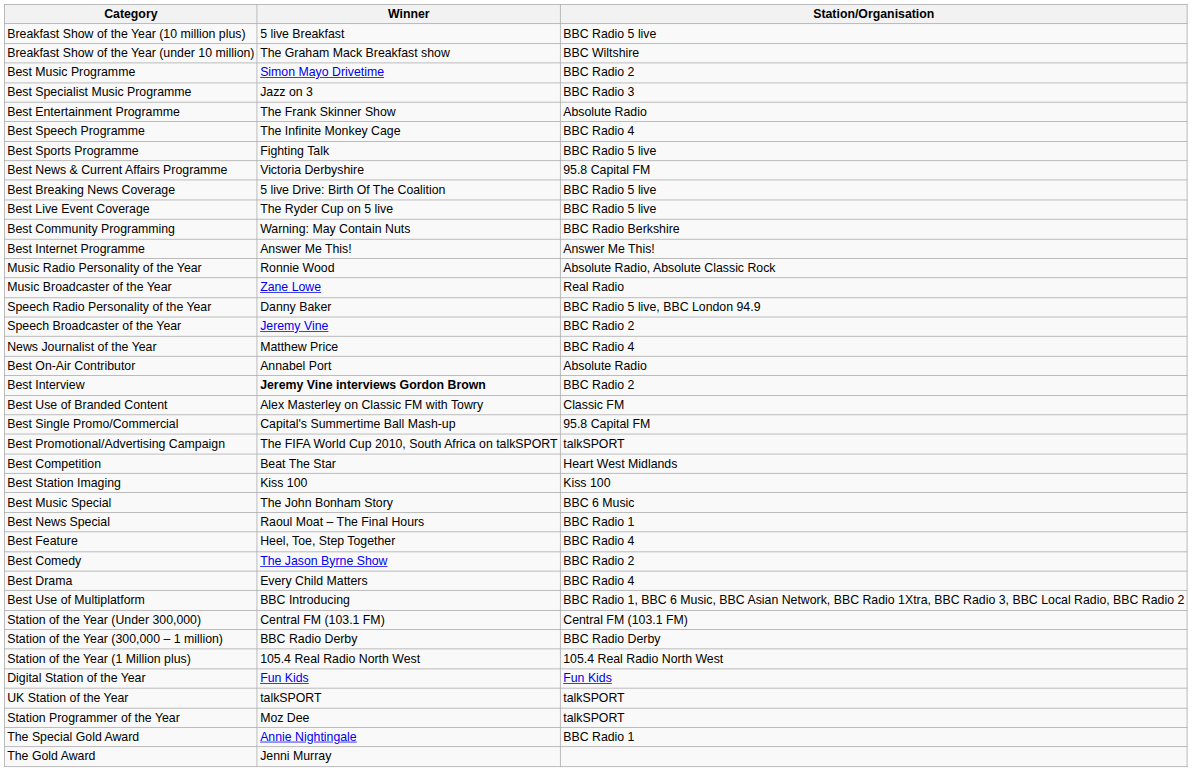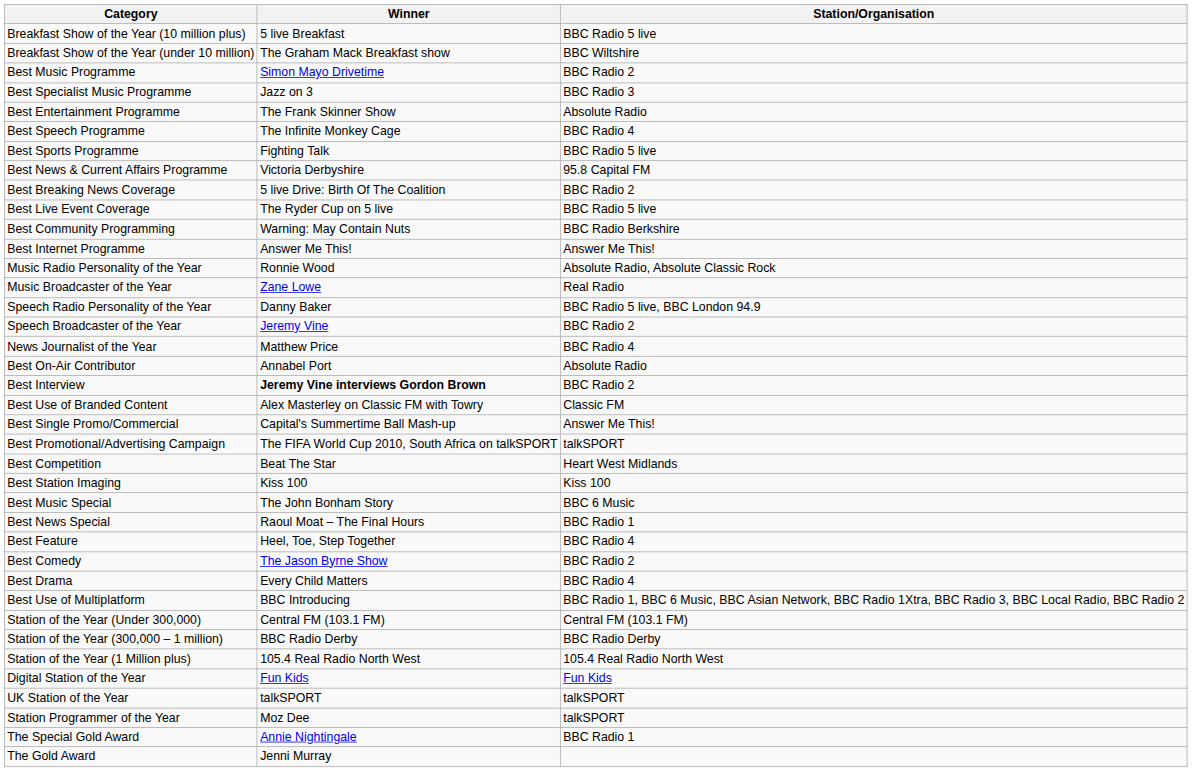(610, 190) BBC Radio 5 live -> (599, 190) BBC Radio 2
(607, 424) 95.8 Capital FM -> (609, 424) Answer Me This!
